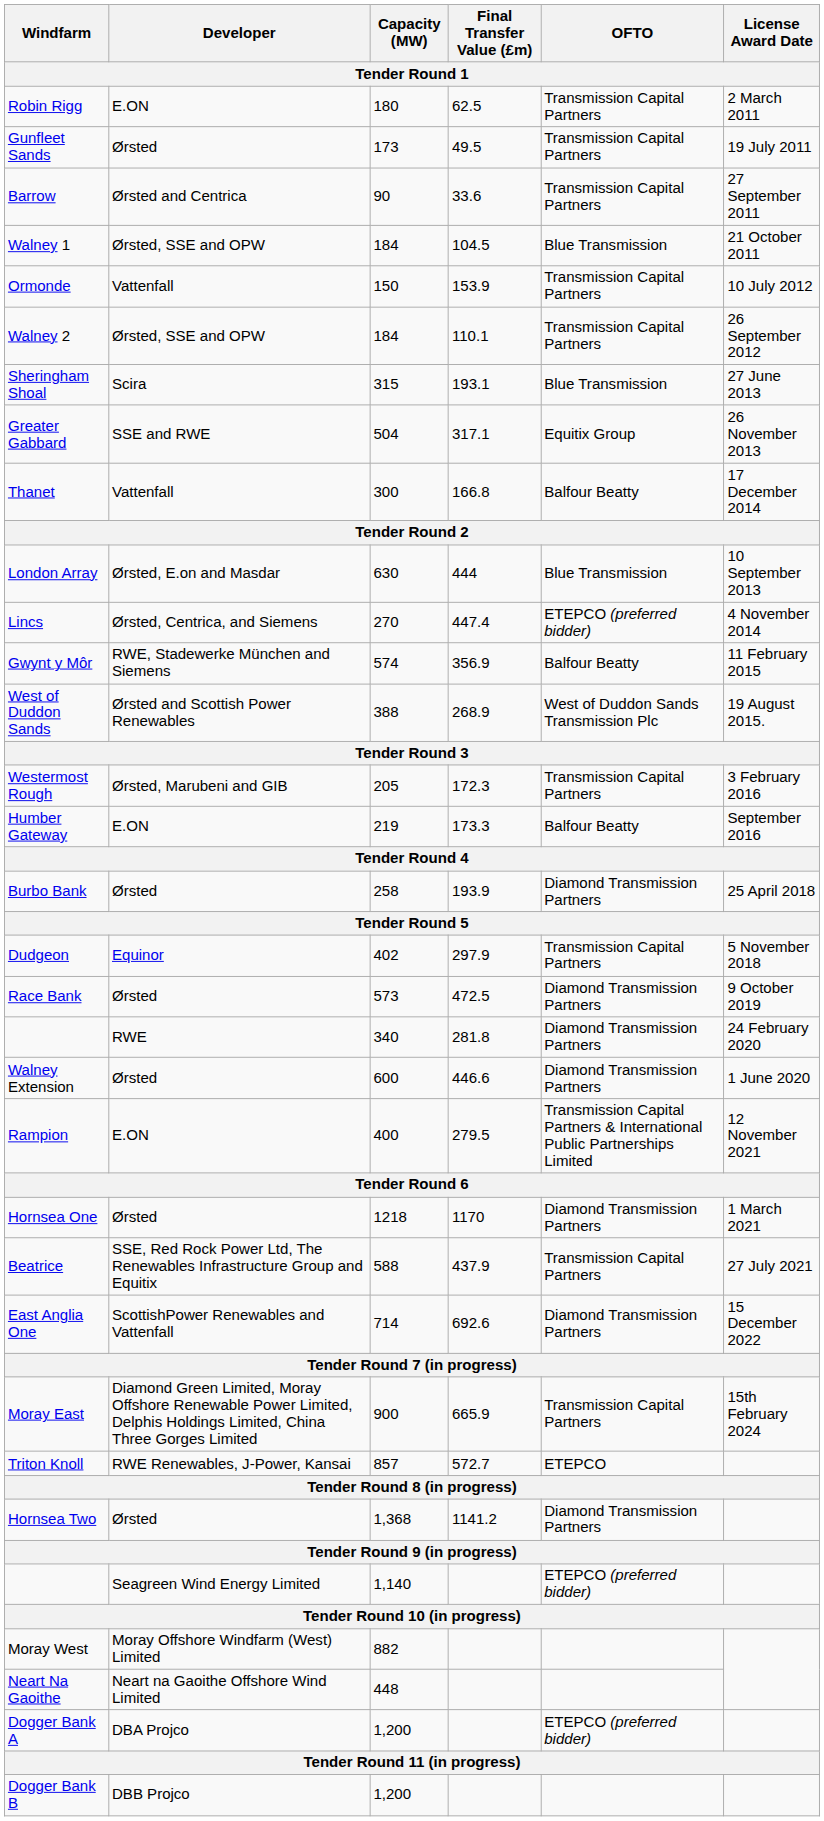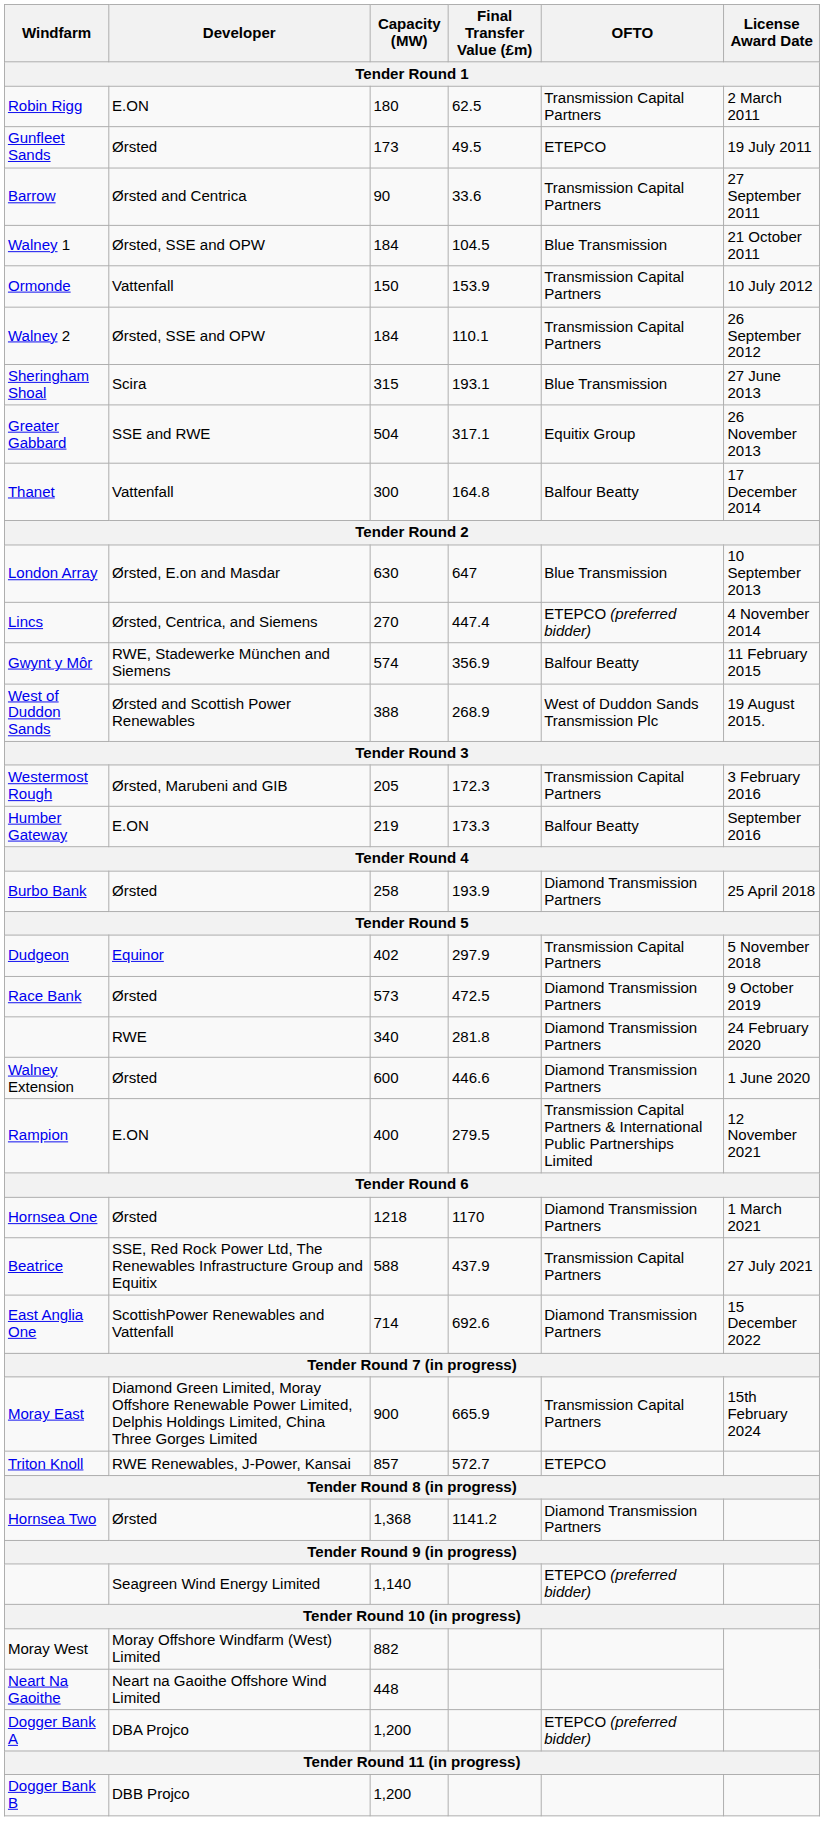(614, 147) Transmission Capital Partners -> (575, 147) ETEPCO
(471, 491) 166.8 -> (471, 491) 164.8
(465, 573) 444 -> (465, 573) 647
